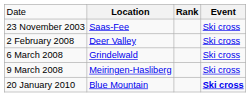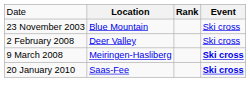(109, 27) Saas-Fee -> (119, 27) Blue Mountain
- row: (35, 56)
(221, 70) normal -> (223, 56) bold
(119, 85) Blue Mountain -> (109, 70) Saas-Fee
